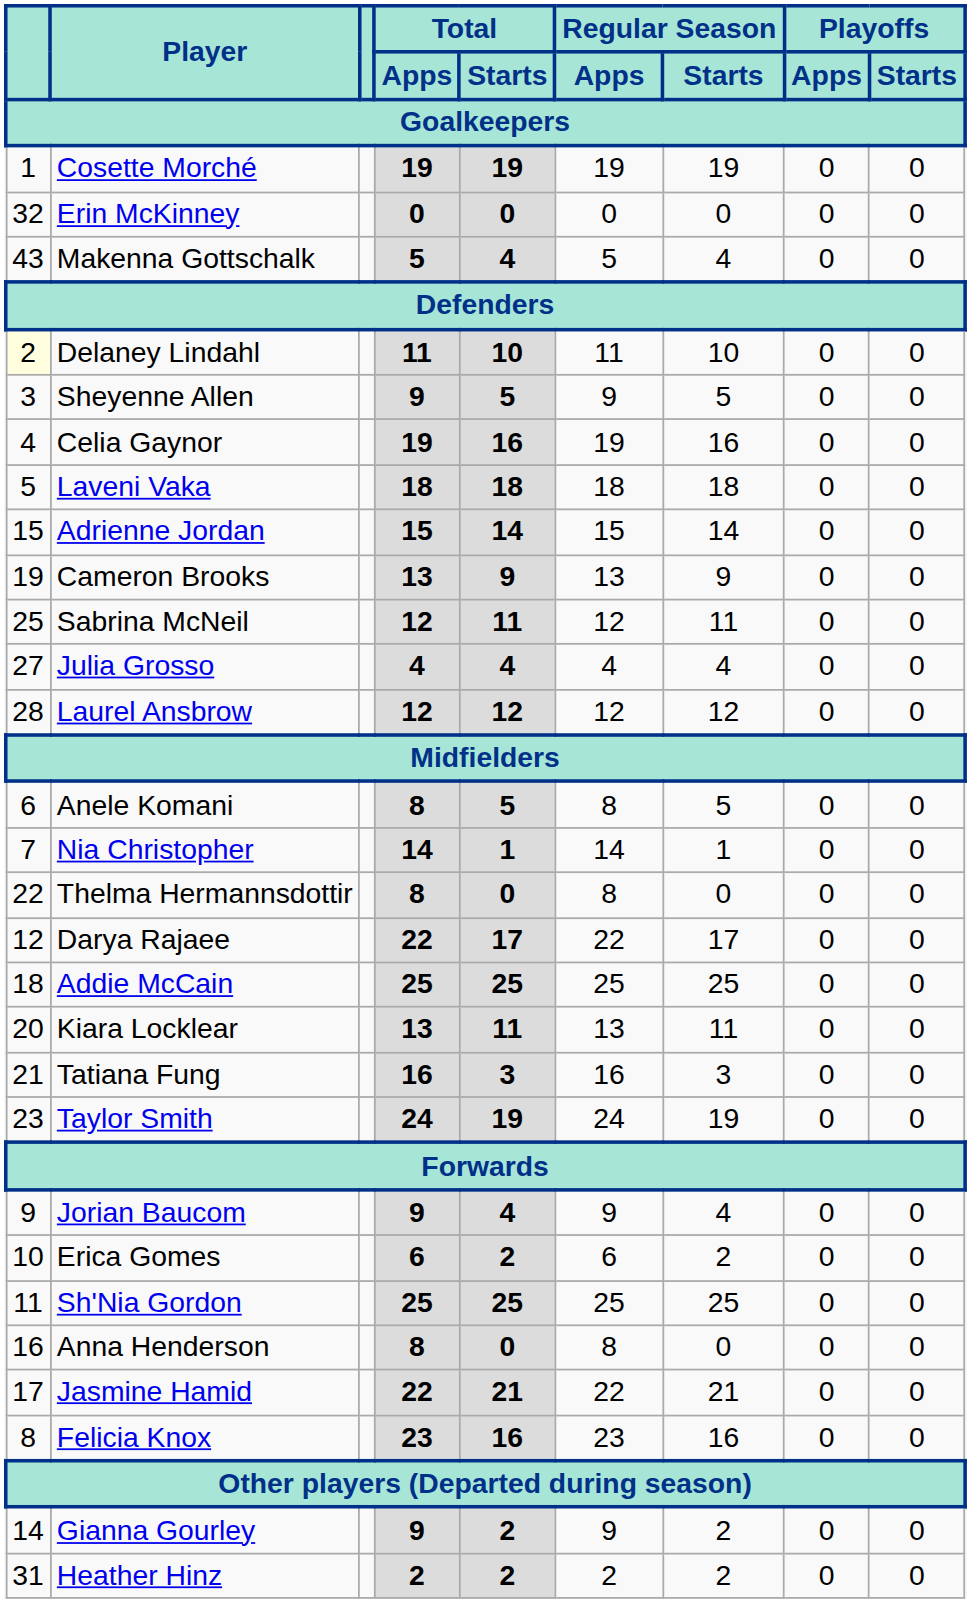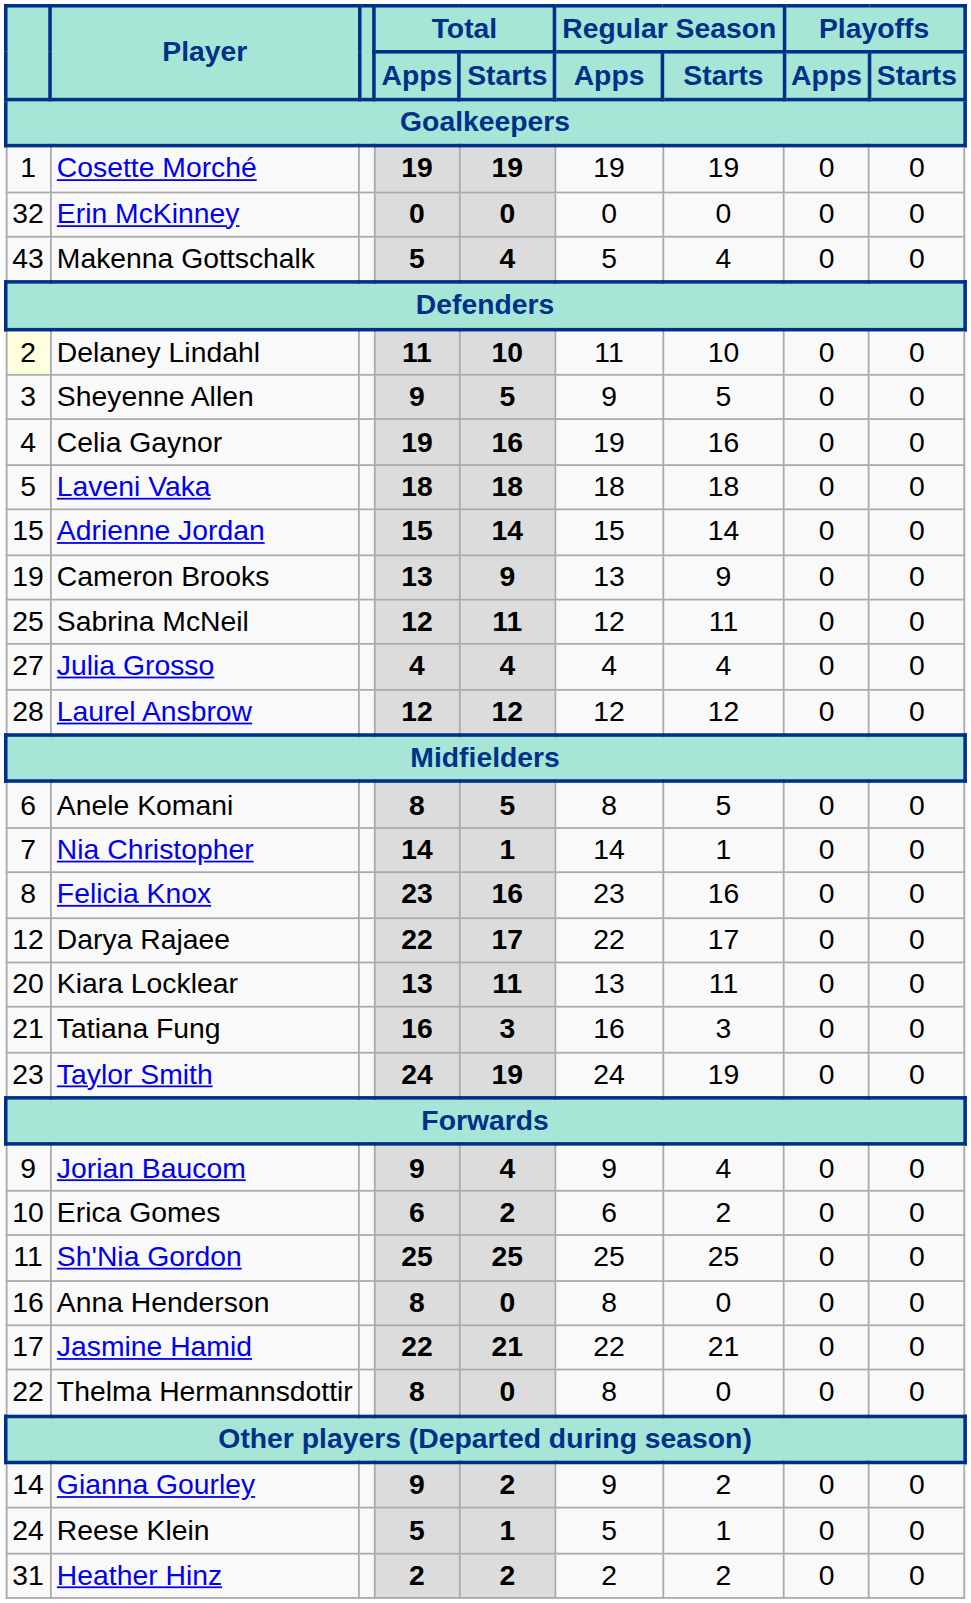rows swapped: (134, 1436) <-> (205, 894)
- row: (145, 984)
+ row: (133, 1530)
